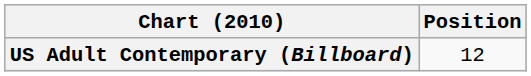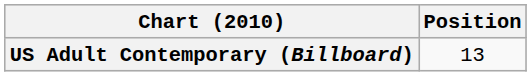(473, 55) 12 -> (473, 55) 13
